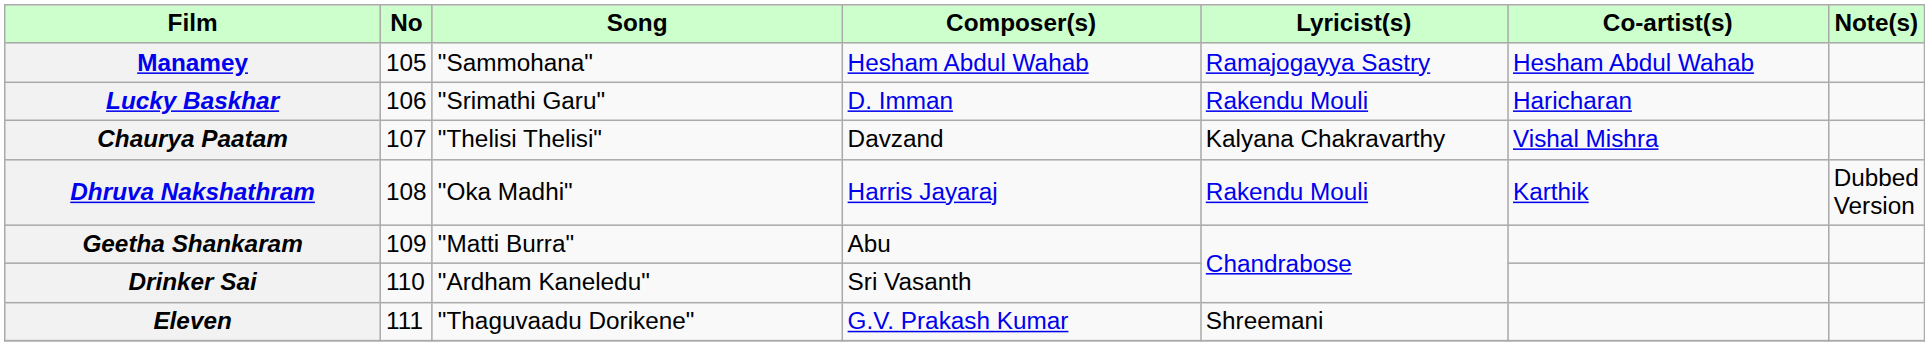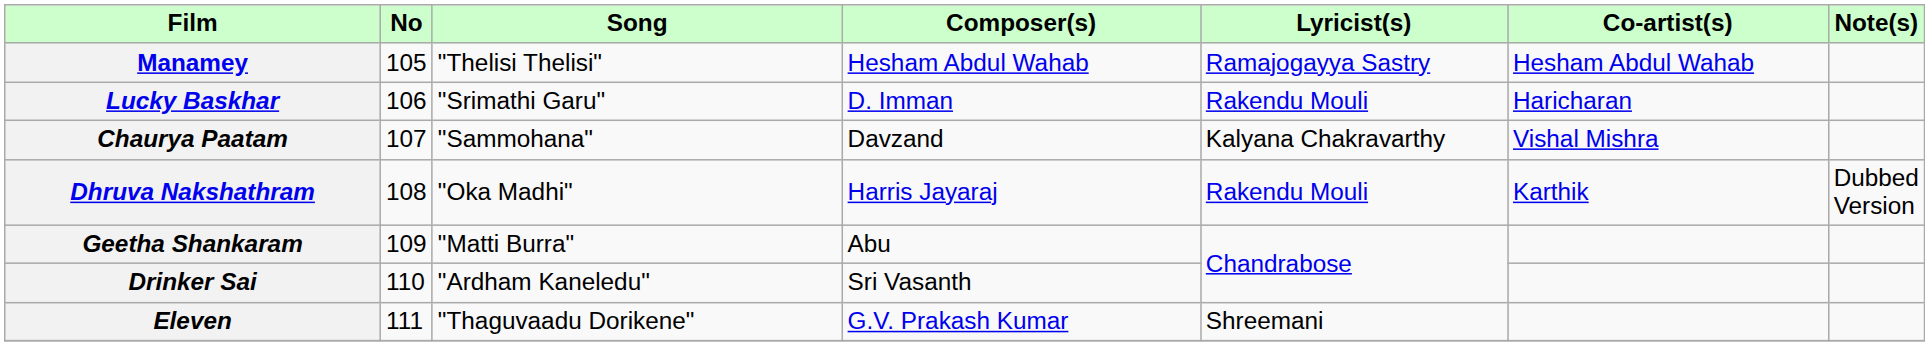(515, 62) "Sammohana" -> (520, 62) "Thelisi Thelisi"
(520, 139) "Thelisi Thelisi" -> (515, 139) "Sammohana"
